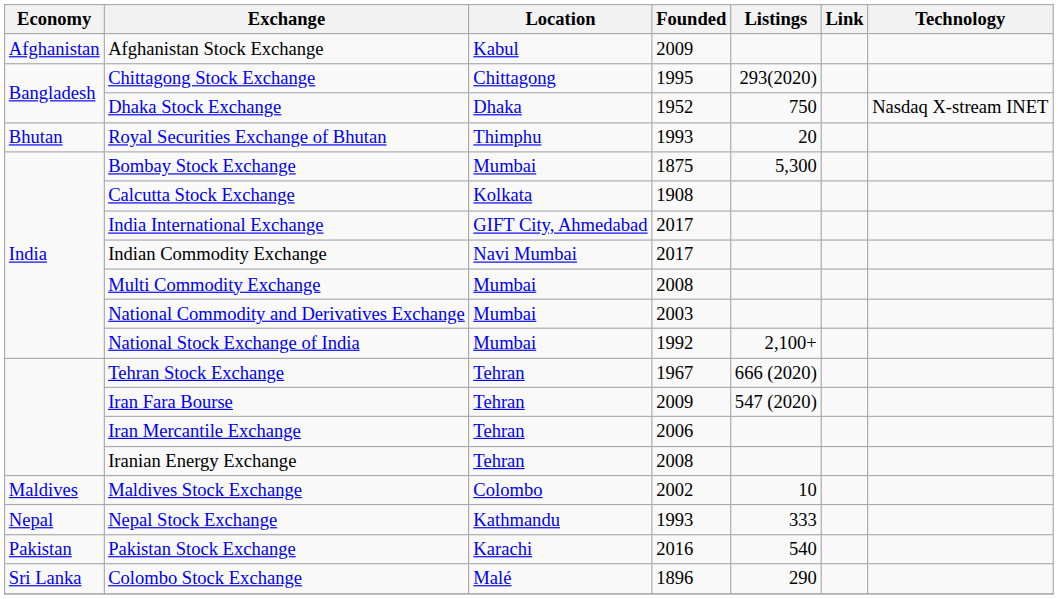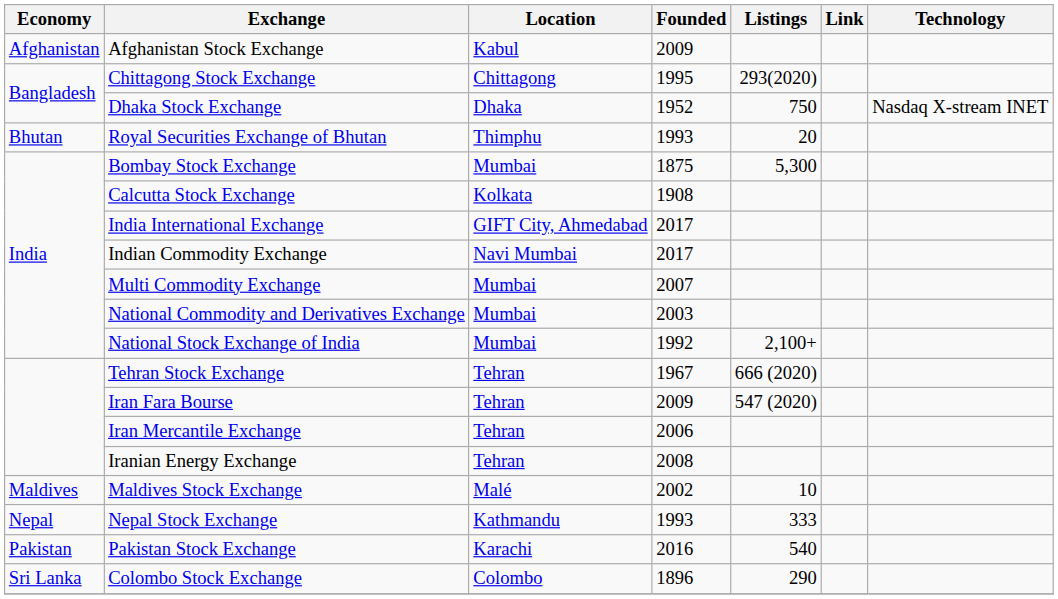(675, 284) 2008 -> (675, 284) 2007
(508, 490) Colombo -> (492, 490) Malé
(492, 578) Malé -> (508, 578) Colombo
